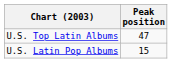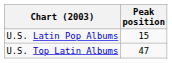rows swapped: (62, 36) <-> (62, 51)
